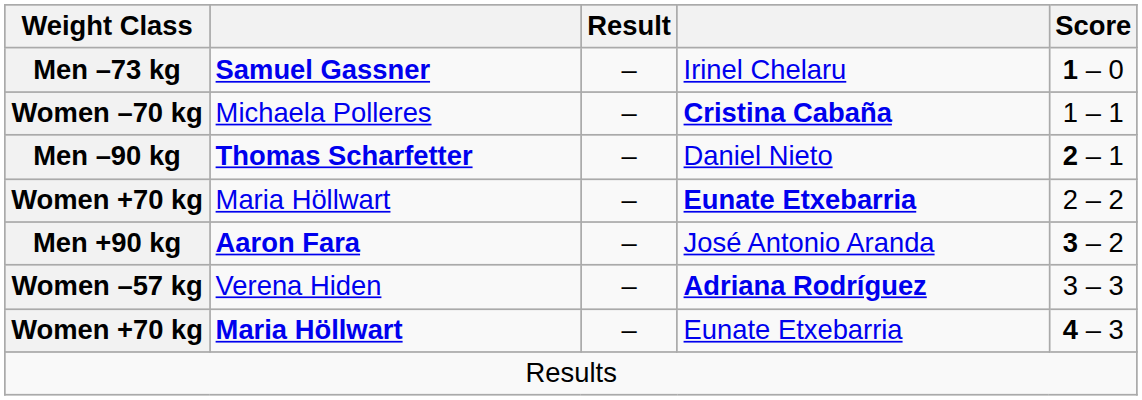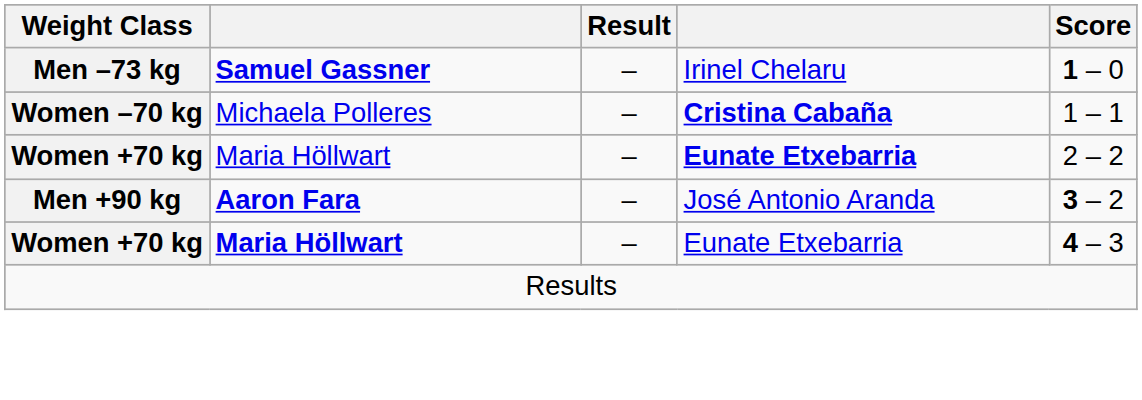- row: (107, 156)
- row: (107, 286)
